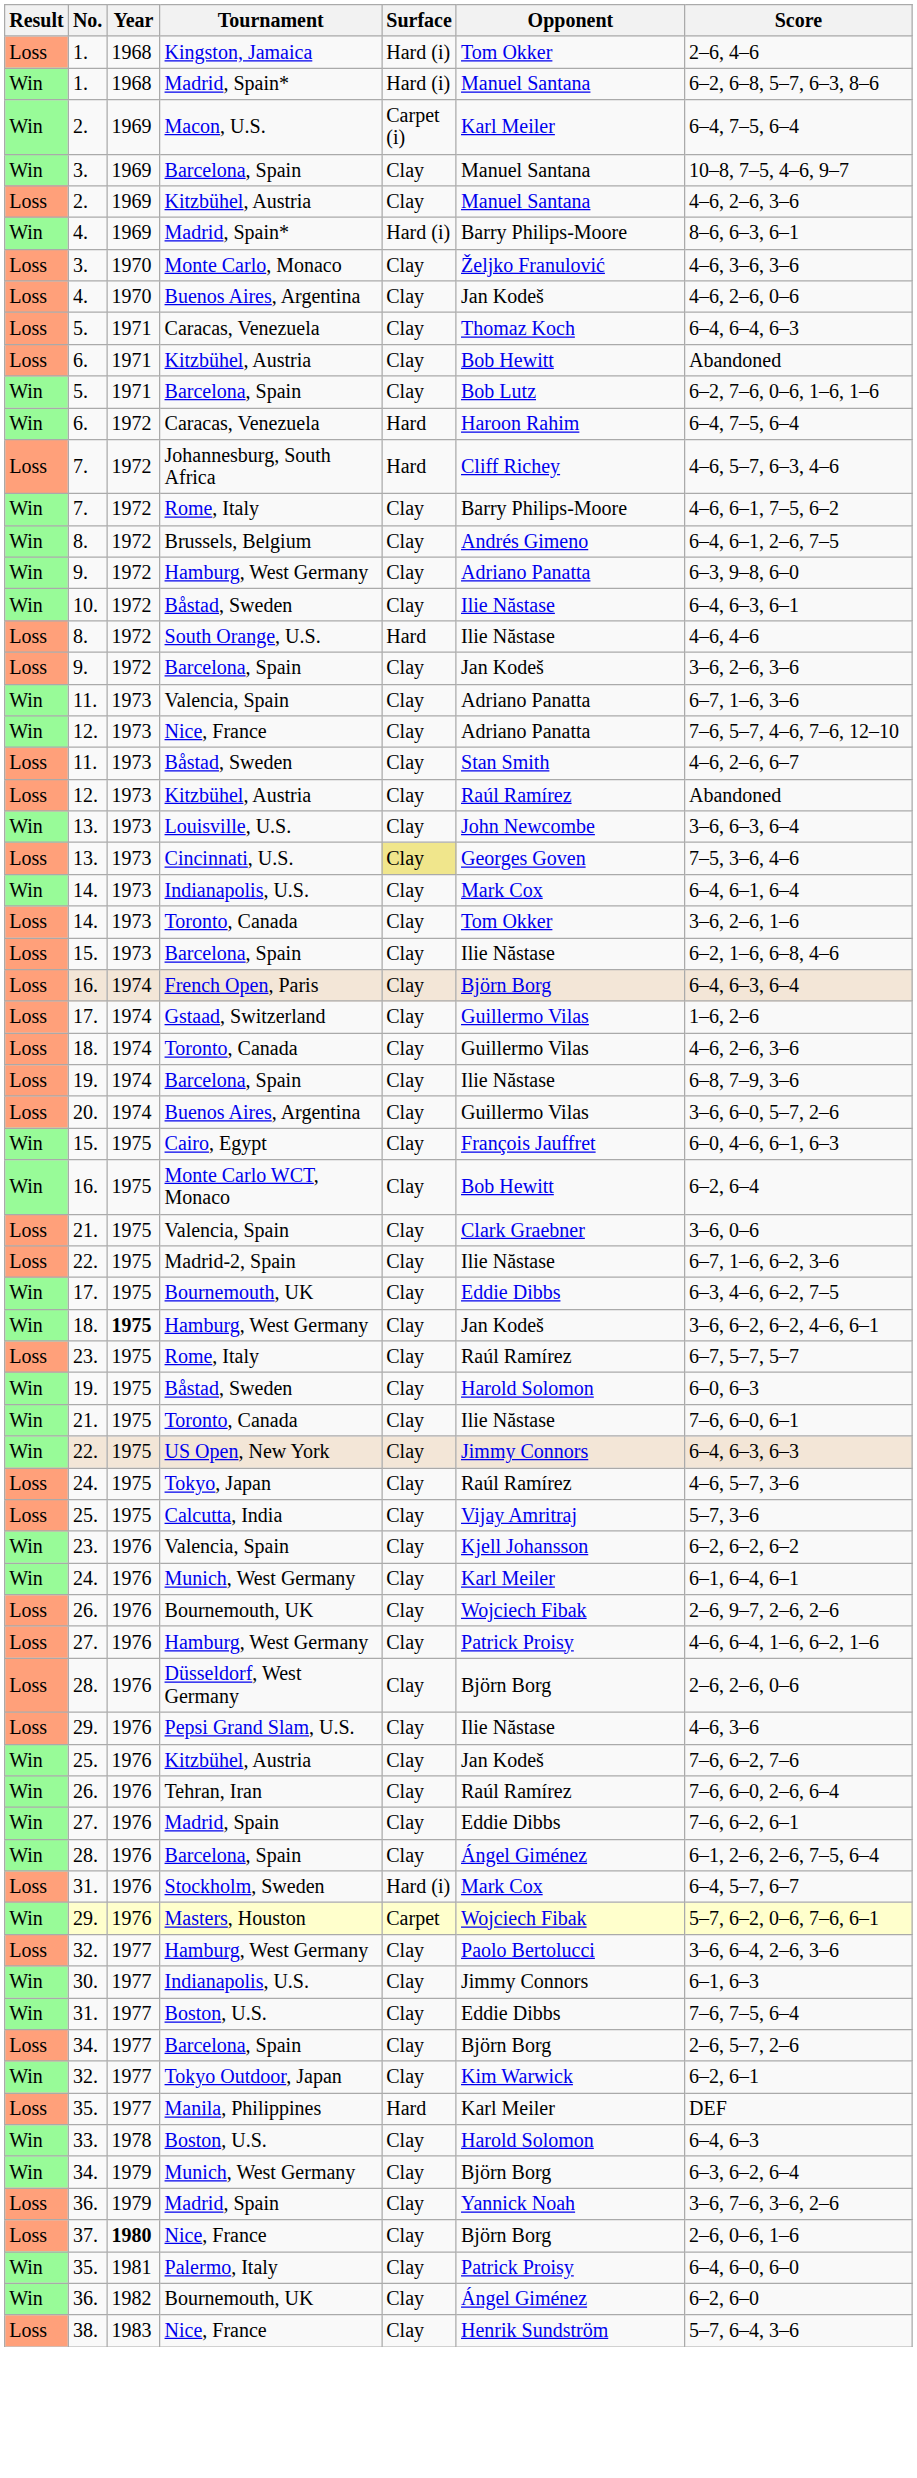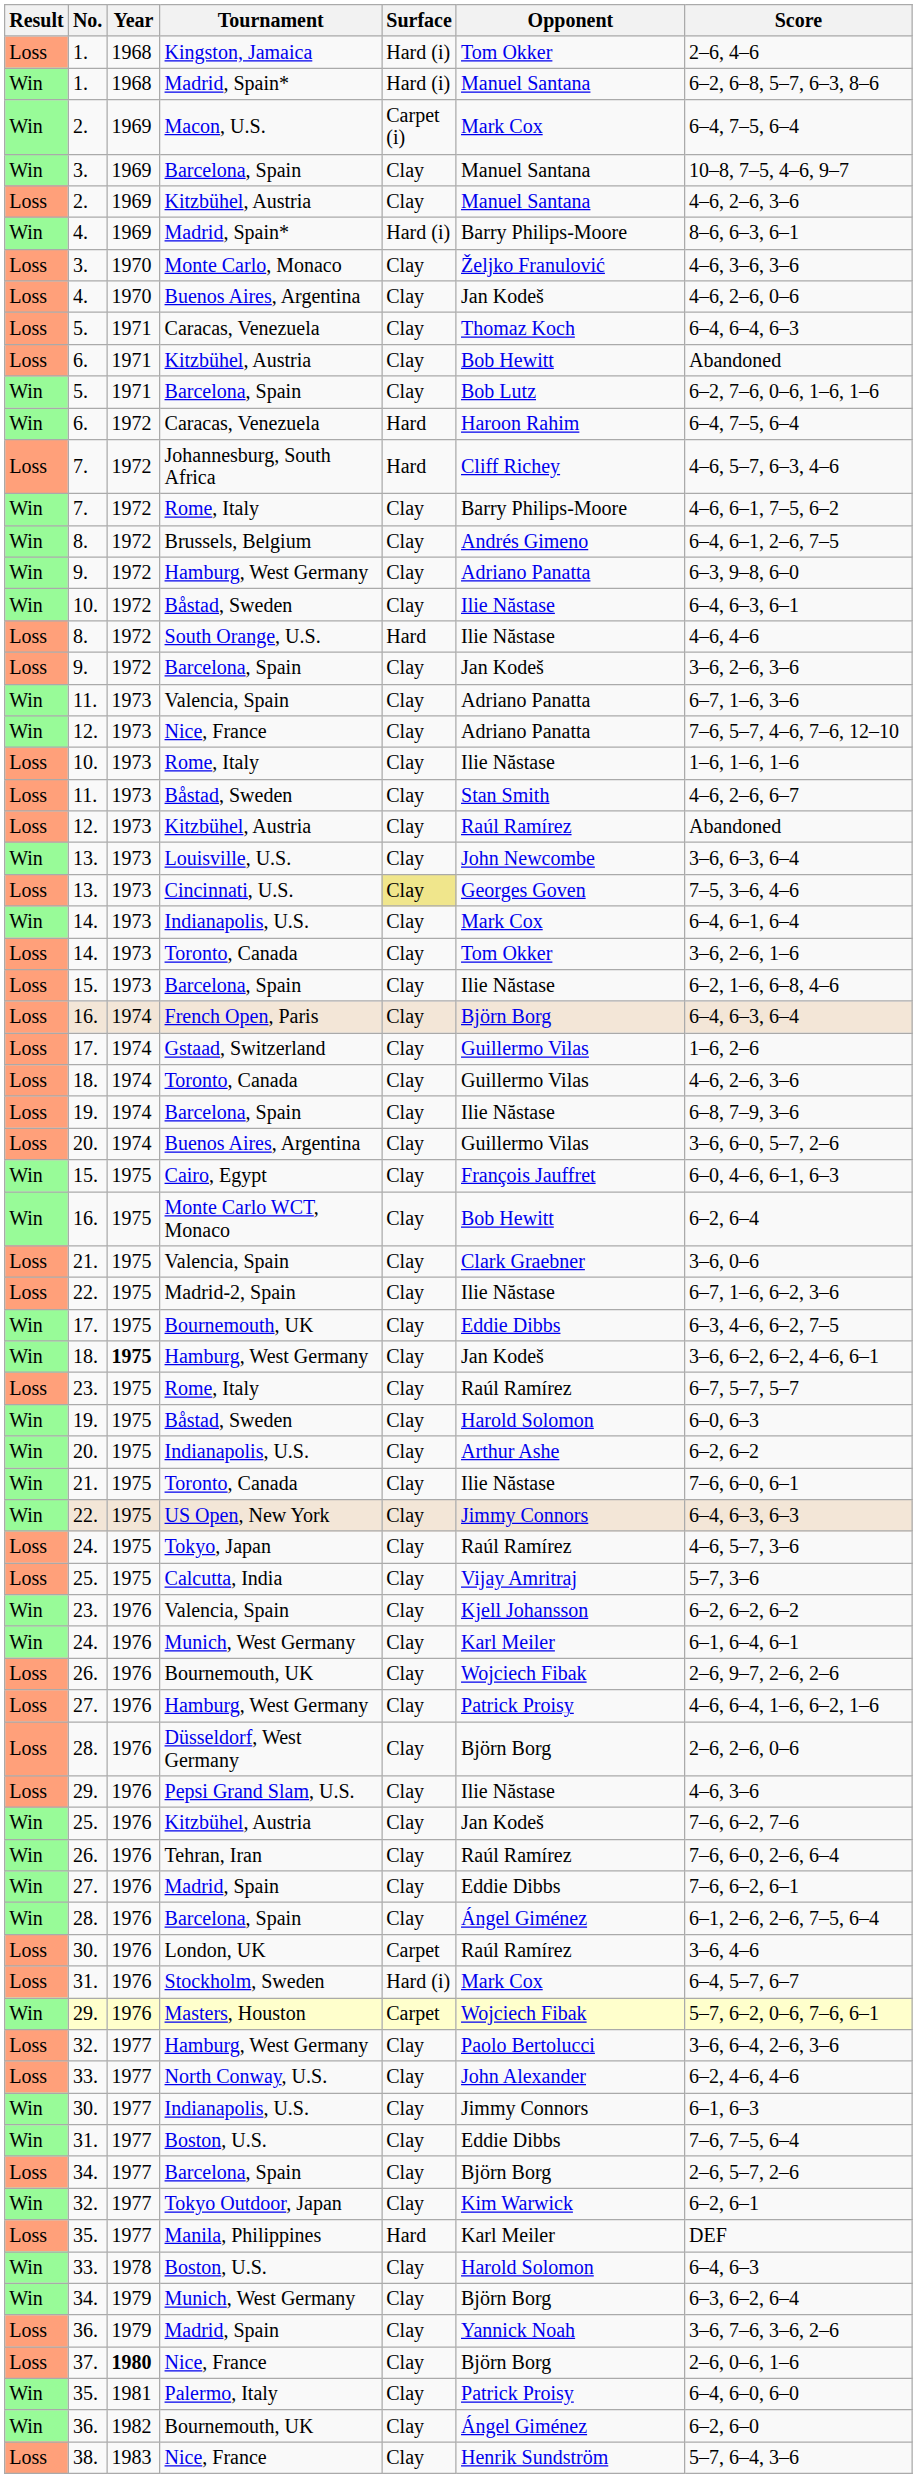(508, 126) Karl Meiler -> (502, 126) Mark Cox
+ row: (85, 763)
+ row: (85, 1451)
+ row: (85, 1950)
+ row: (85, 2076)
